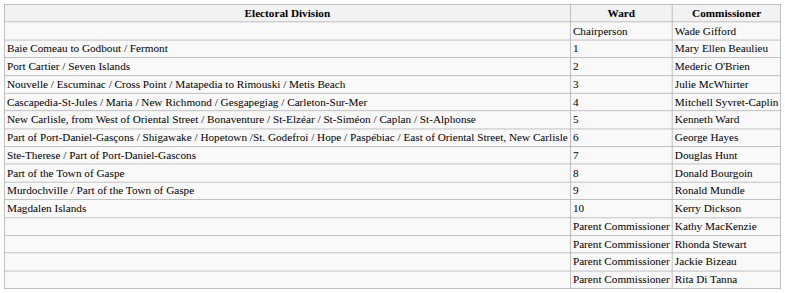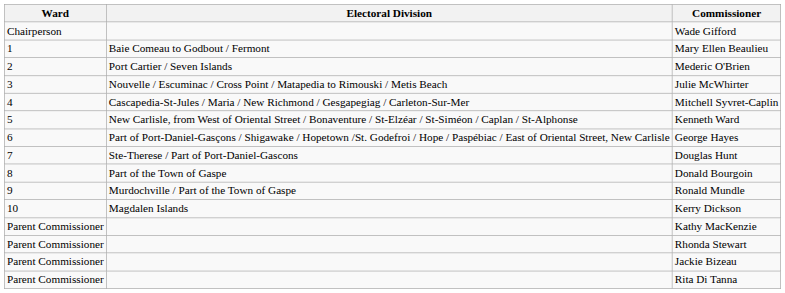columns swapped: (621, 13) <-> (287, 13)
